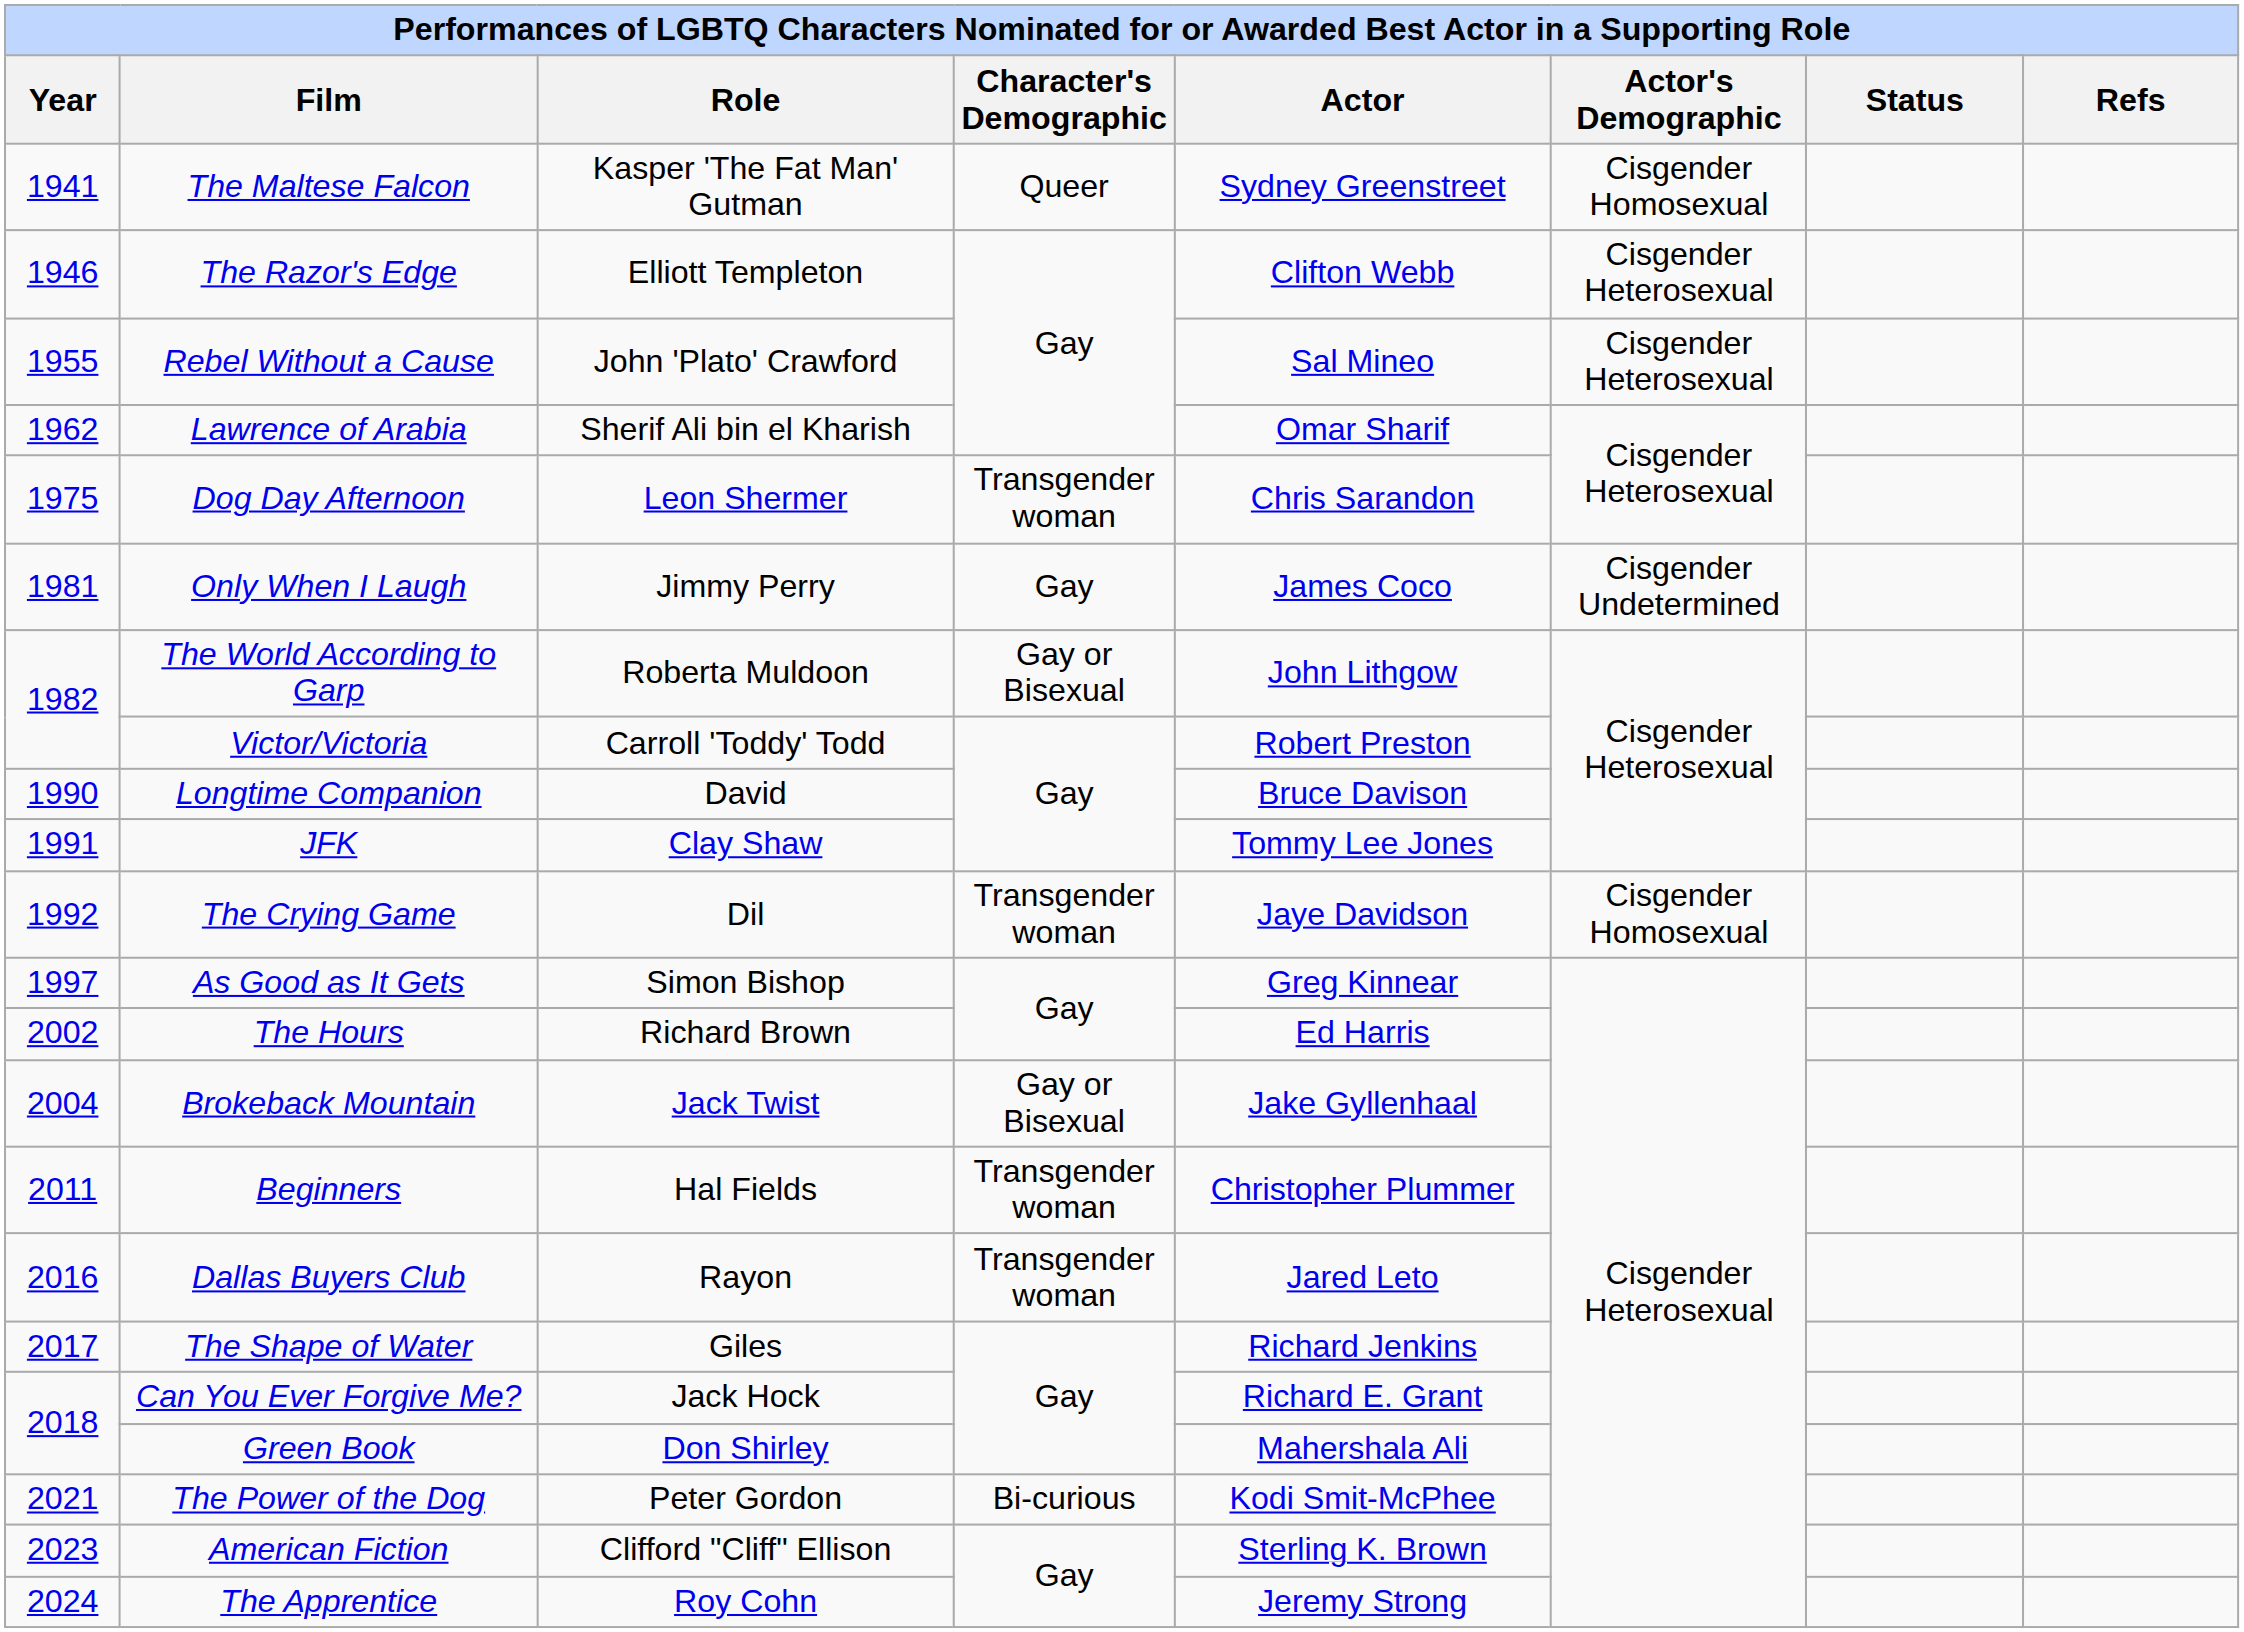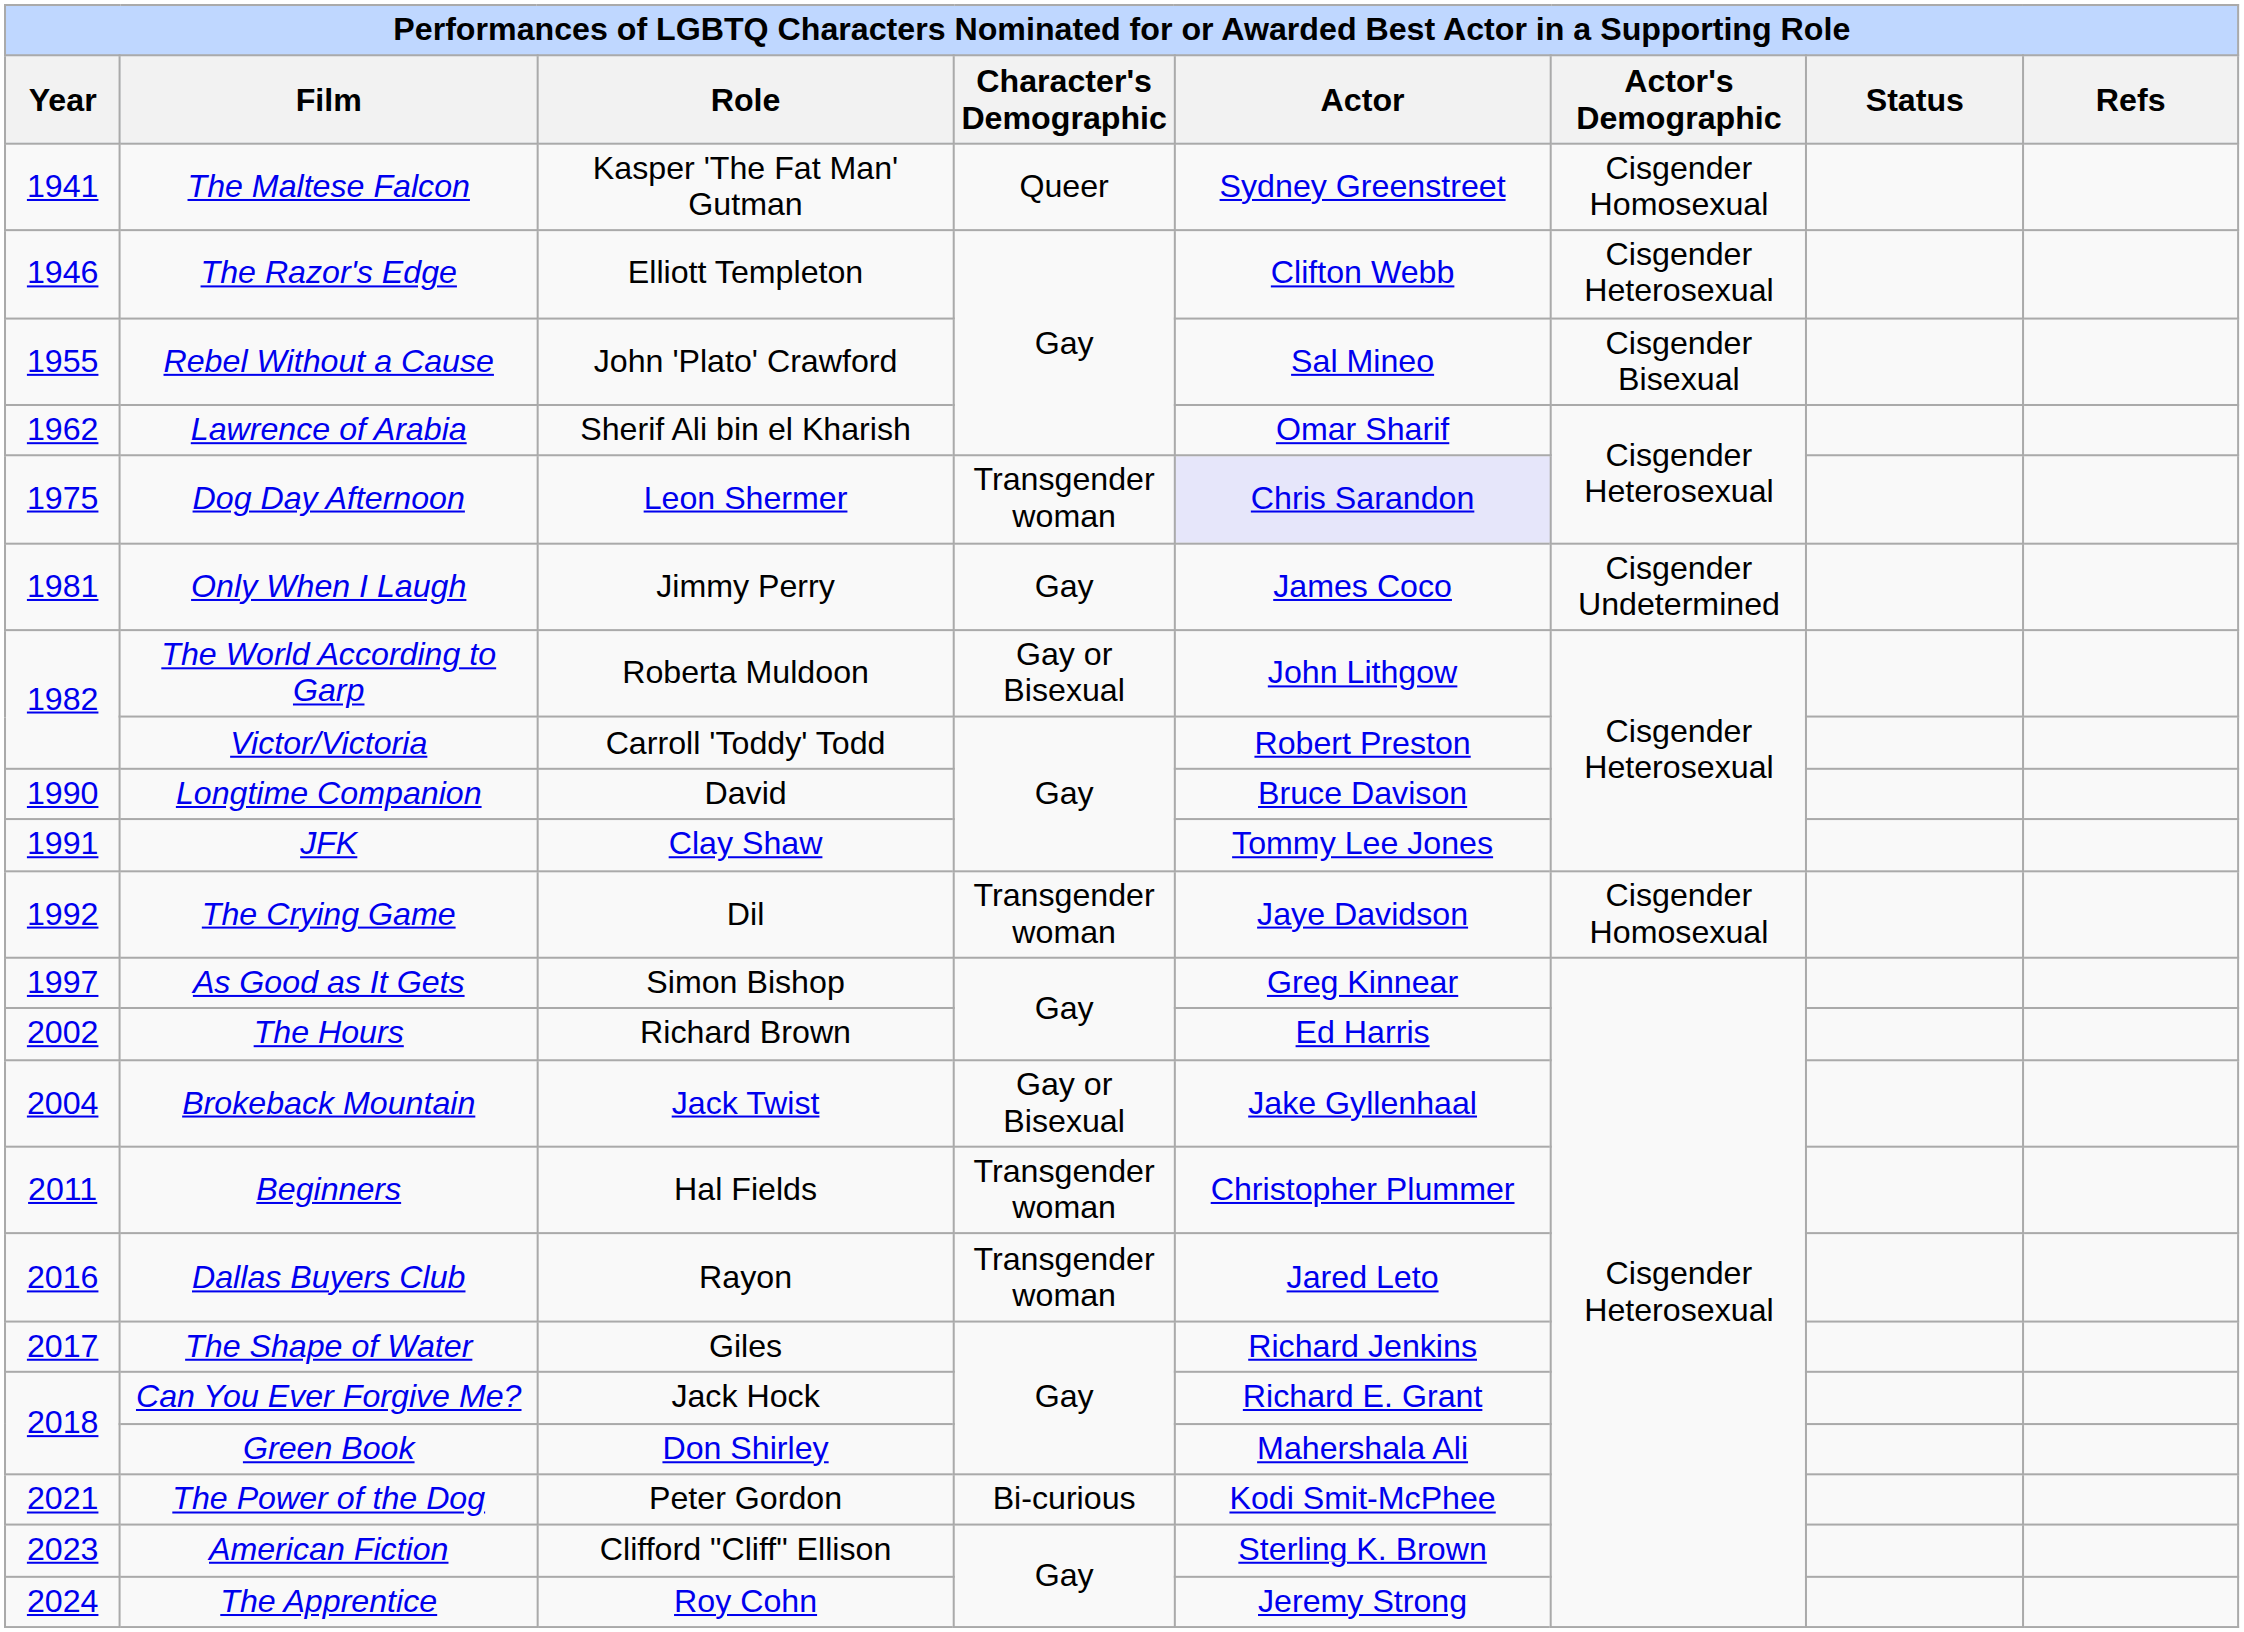(1679, 360) Cisgender Heterosexual -> (1679, 360) Cisgender Bisexual
(1363, 498) no background -> (1363, 498) lavender background
